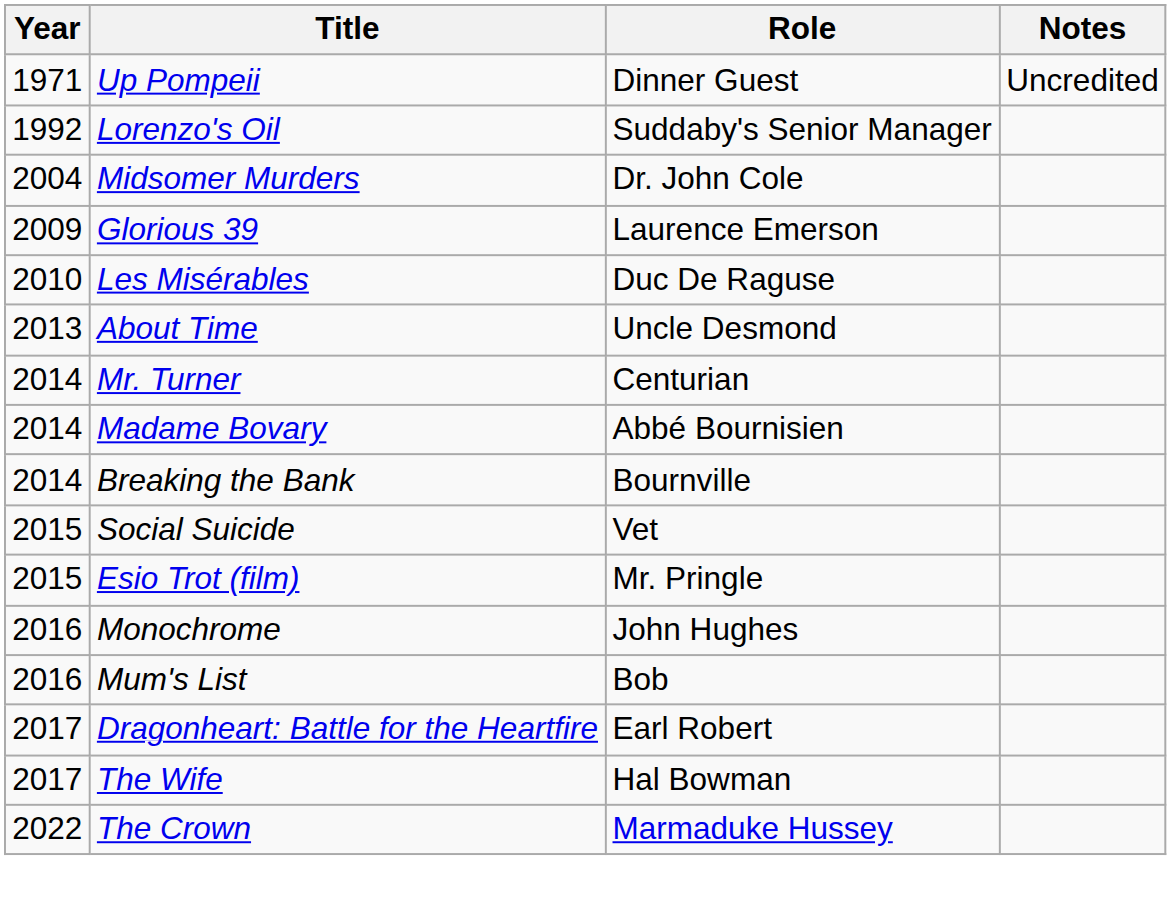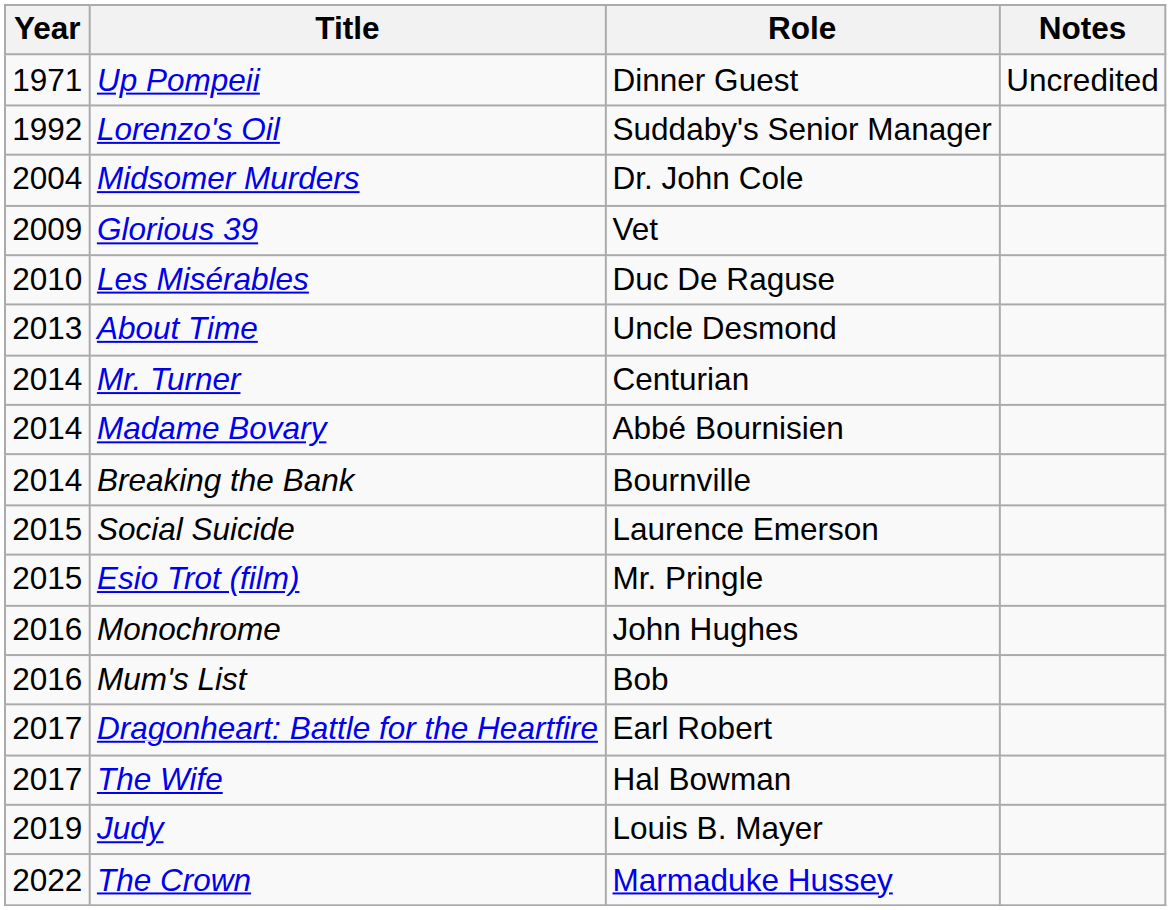(746, 229) Laurence Emerson -> (635, 229) Vet
(635, 529) Vet -> (746, 529) Laurence Emerson
+ row: (130, 829)
